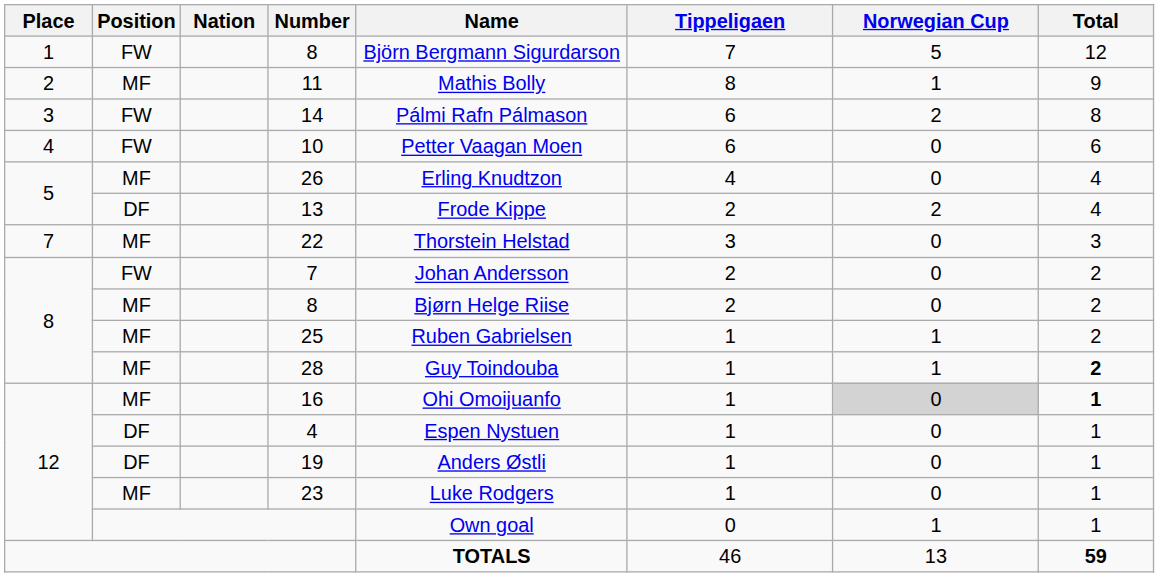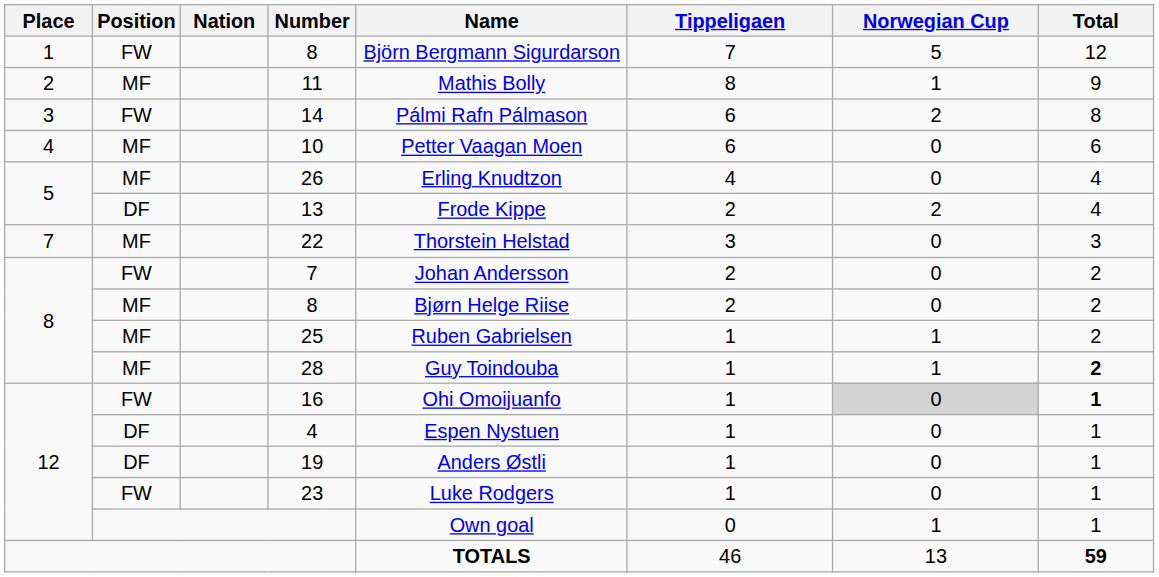(136, 147) FW -> (136, 147) MF
(136, 399) MF -> (136, 399) FW
(136, 493) MF -> (136, 493) FW
